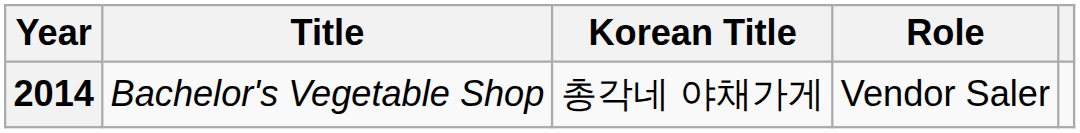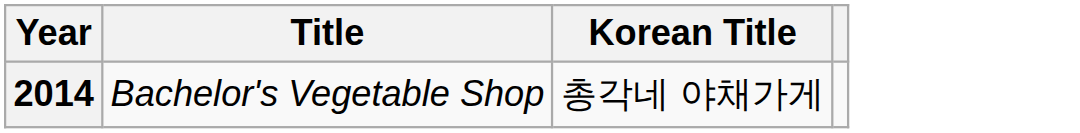- column: (945, 33)
